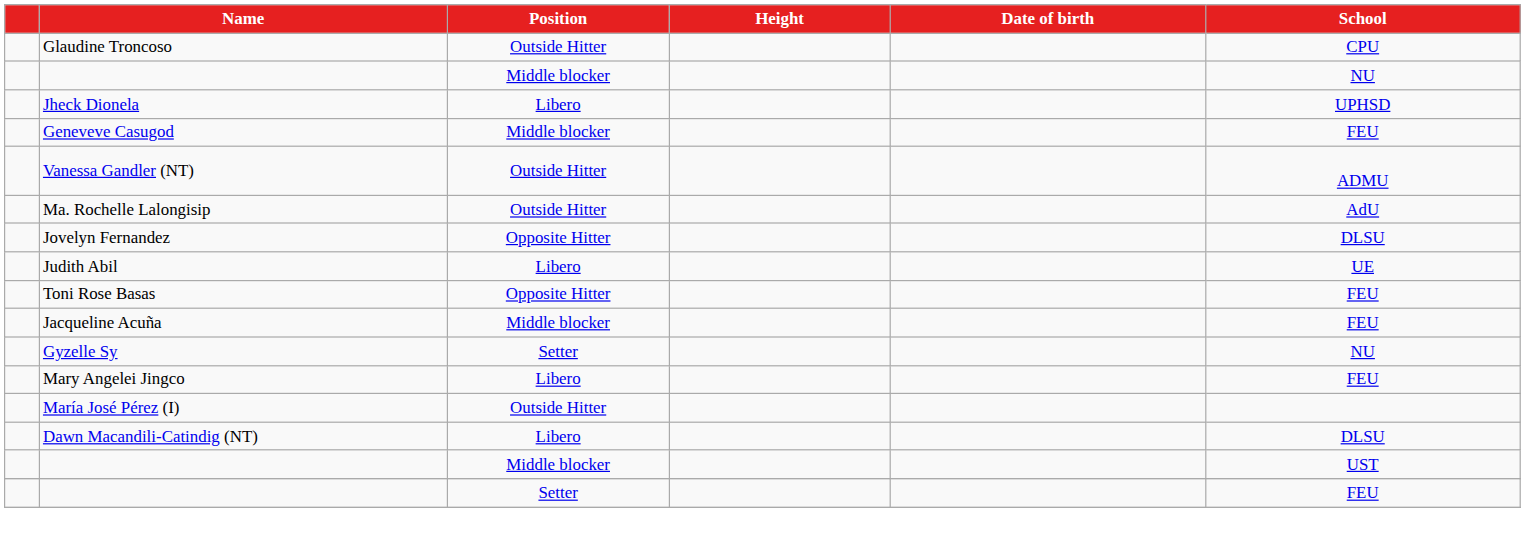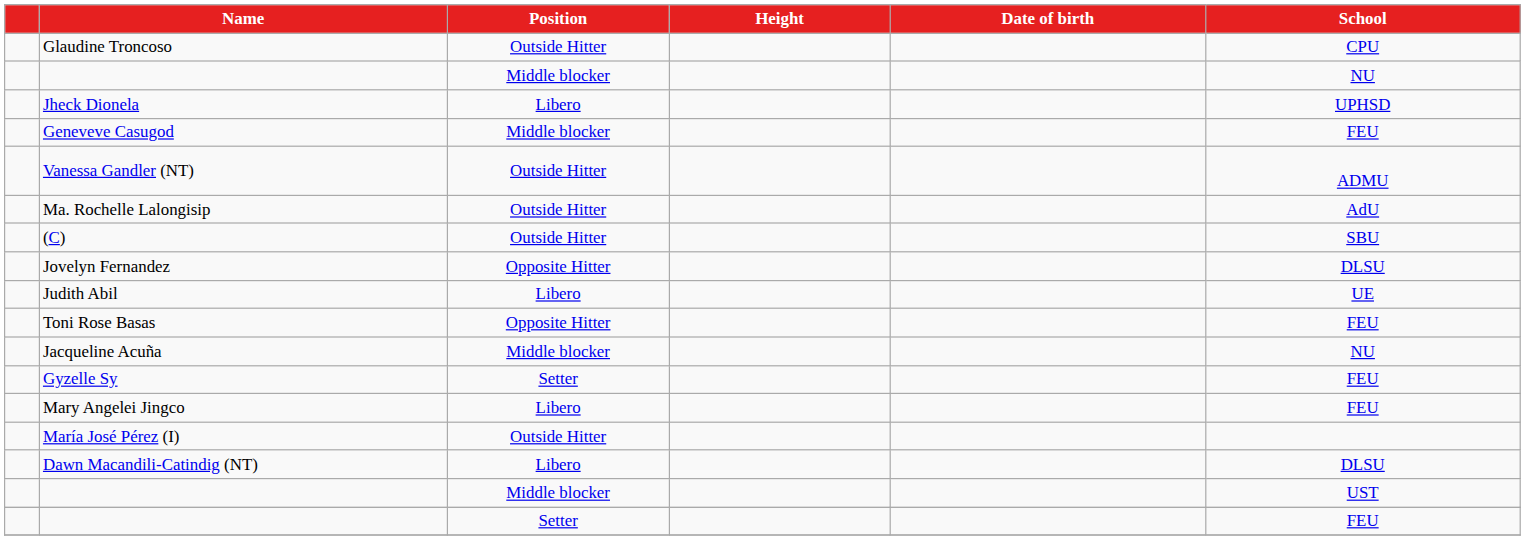+ row: (54, 237)
(1363, 322) FEU -> (1363, 351) NU
(1363, 351) NU -> (1363, 379) FEU
